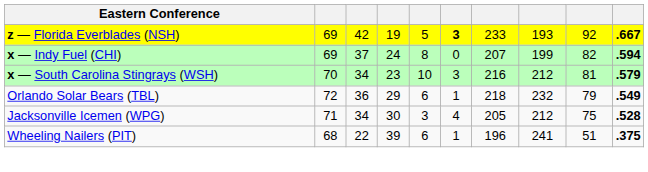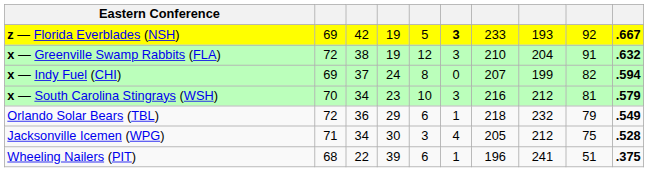+ row: (114, 55)
